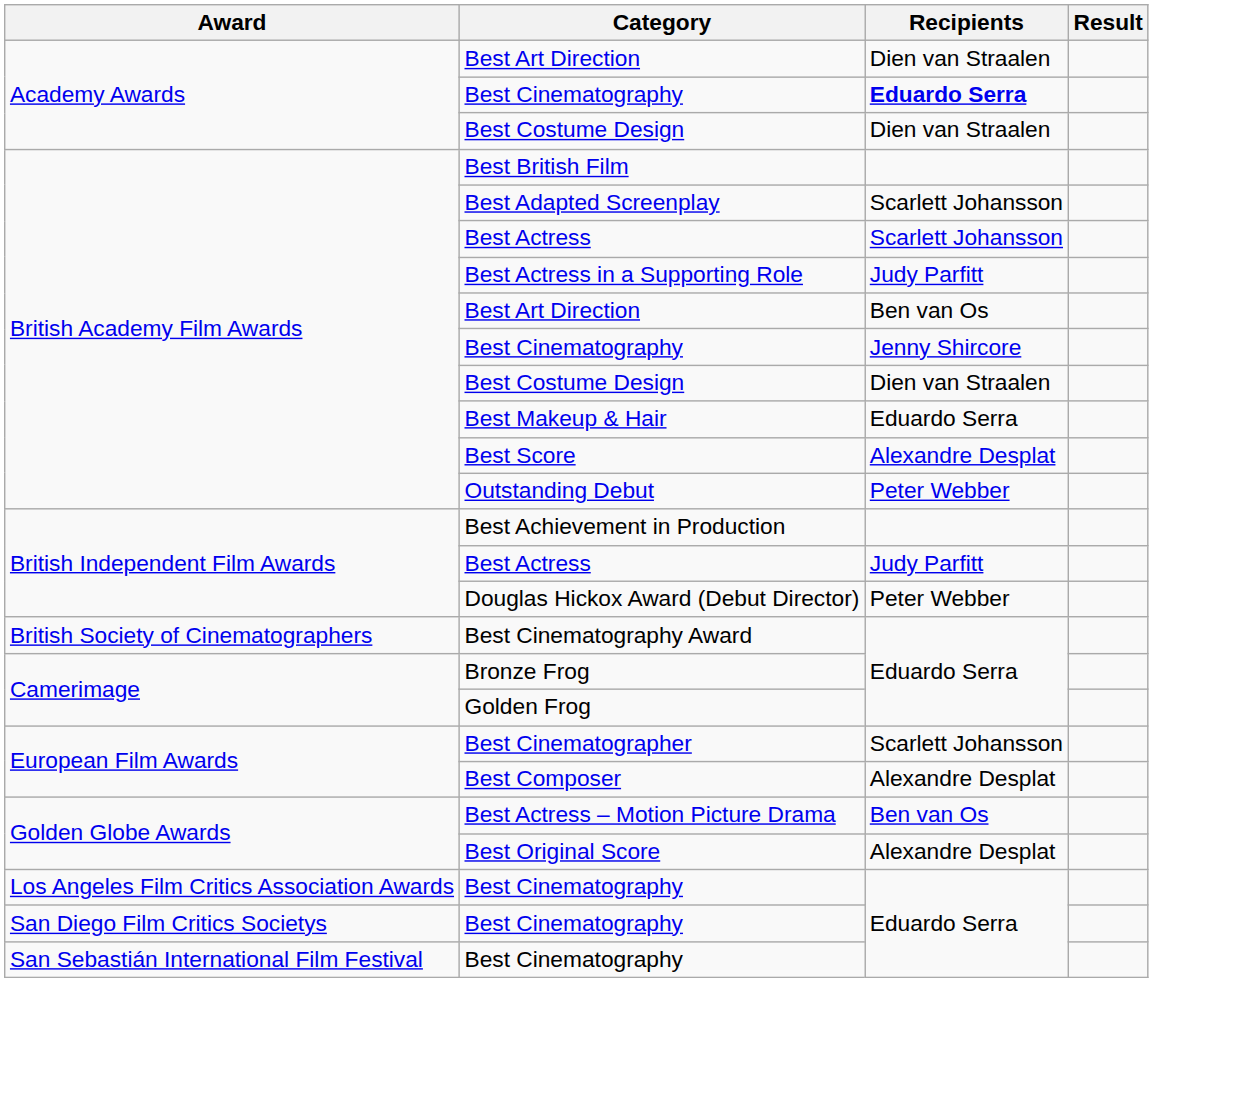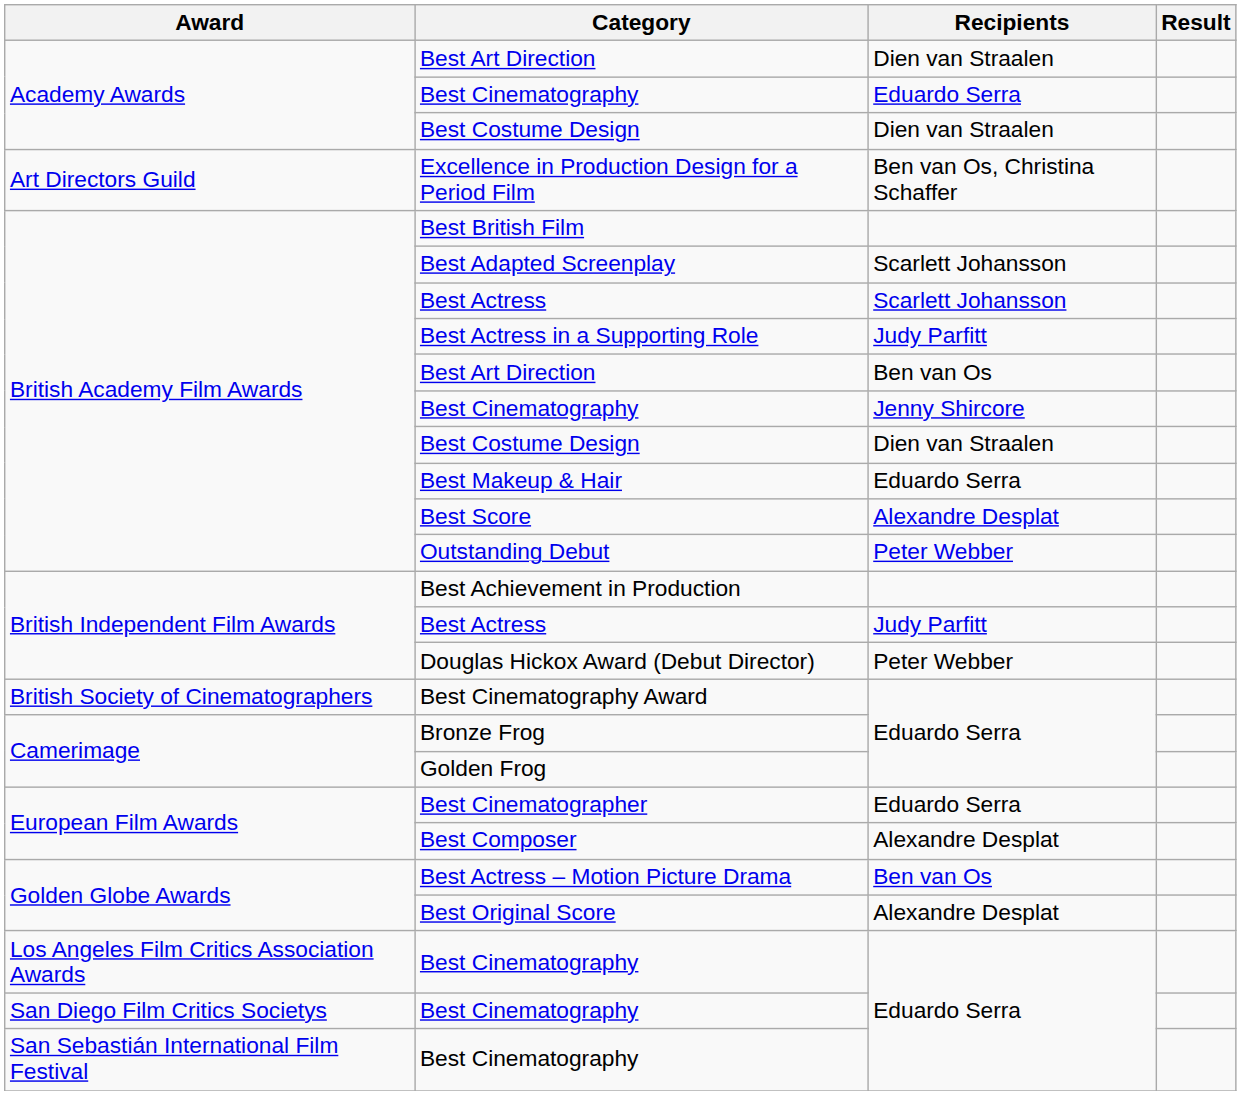(948, 94) bold -> (947, 94) normal
+ row: (103, 179)
(966, 743) Scarlett Johansson -> (947, 804) Eduardo Serra
